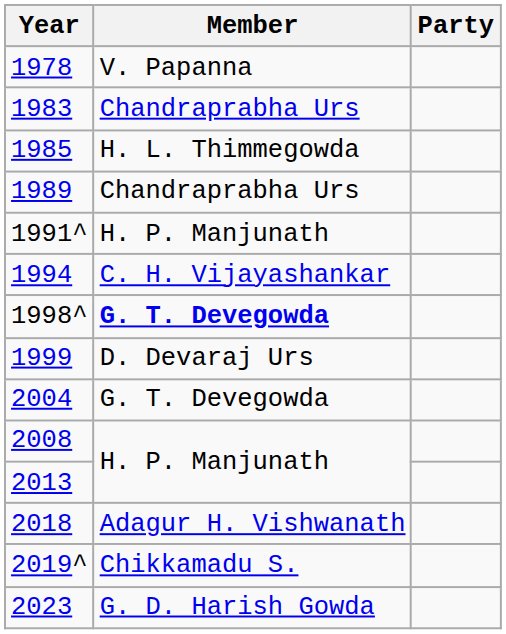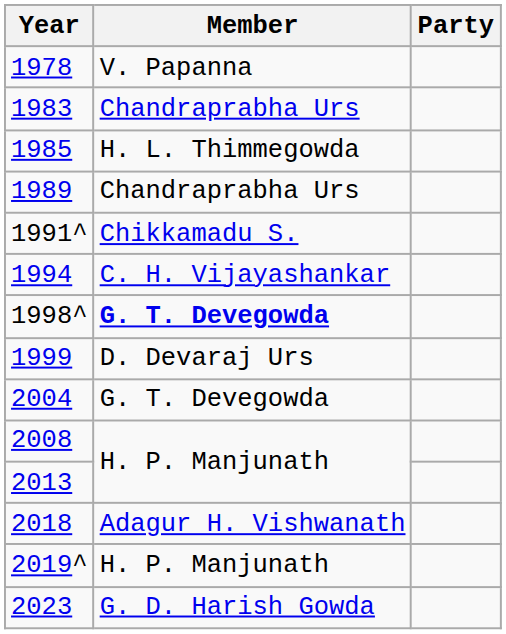(214, 233) H. P. Manjunath -> (199, 233) Chikkamadu S.
(199, 566) Chikkamadu S. -> (214, 566) H. P. Manjunath
